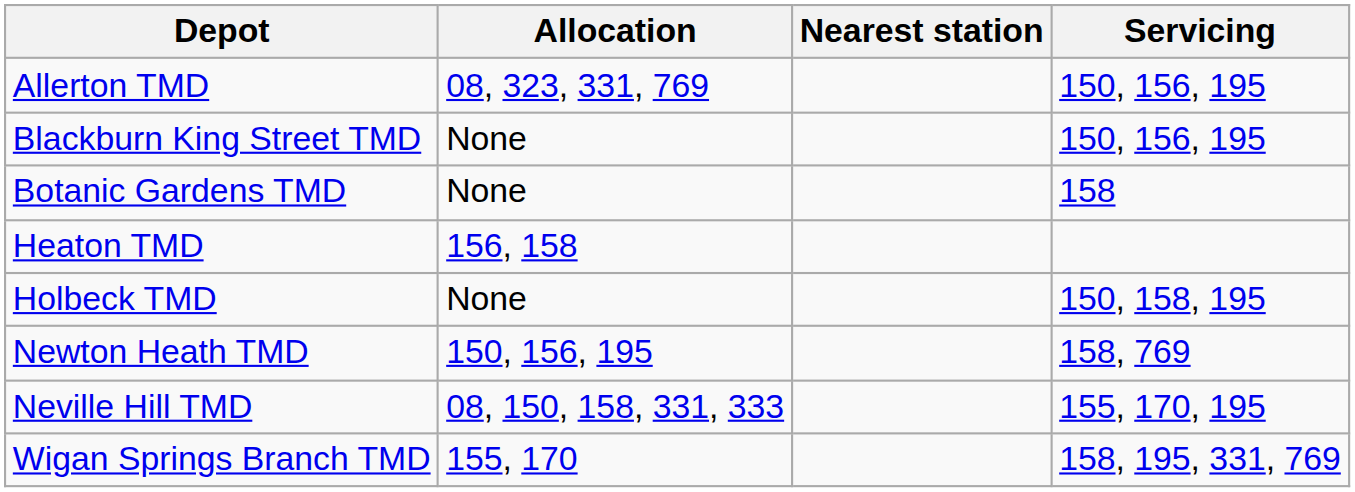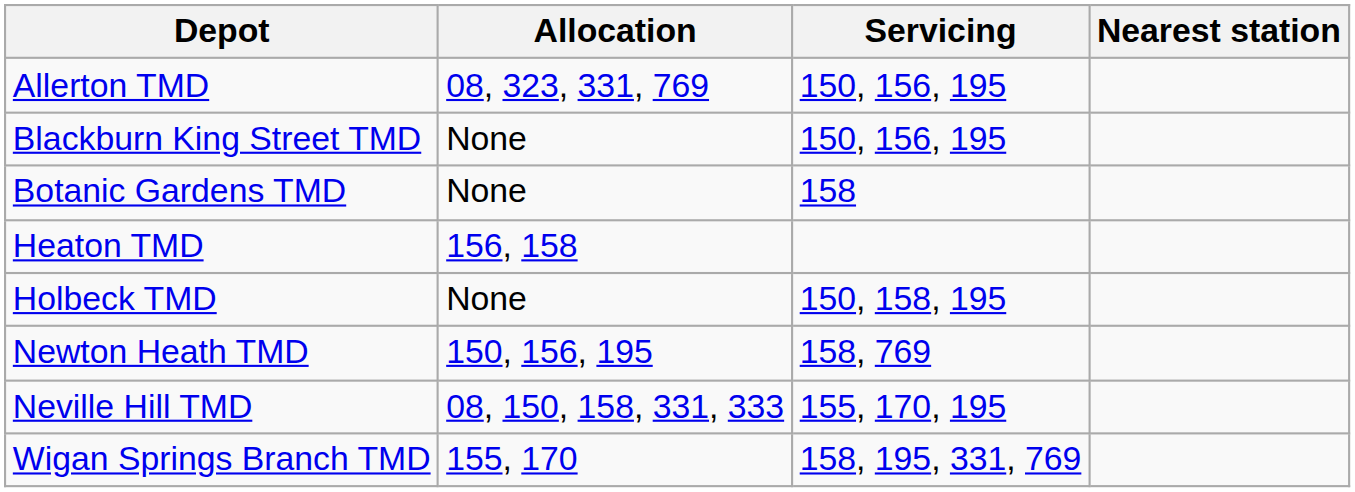columns swapped: (1200, 31) <-> (922, 31)
